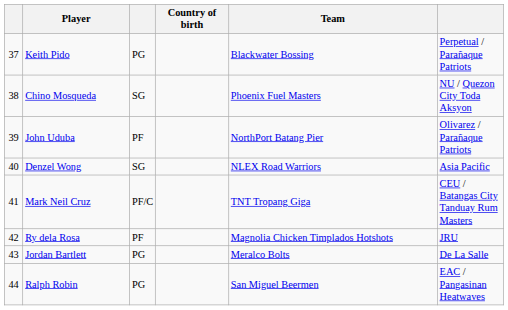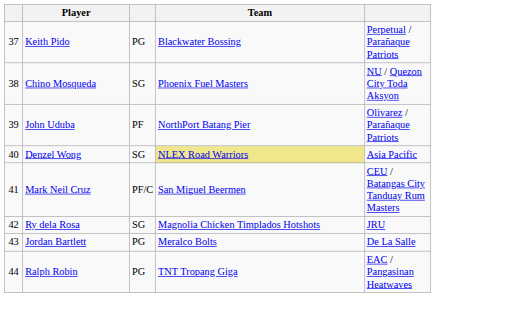- column: (192, 19)
(276, 167) no background -> (203, 154) khaki background
(271, 202) TNT Tropang Giga -> (202, 190) San Miguel Beermen
(138, 237) PF -> (139, 225) SG
(275, 284) San Miguel Beermen -> (198, 271) TNT Tropang Giga
